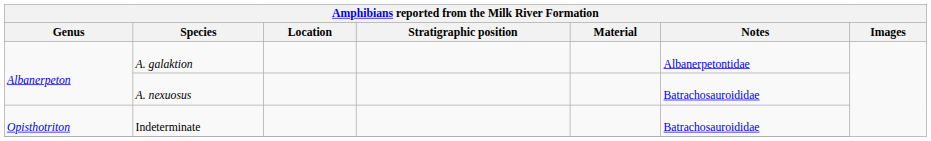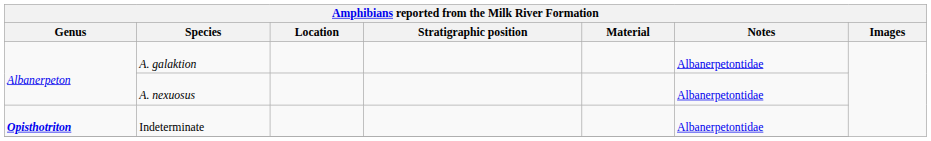(712, 95) Batrachosauroididae -> (720, 95) Albanerpetontidae
(39, 127) normal -> (39, 127) bold
(712, 127) Batrachosauroididae -> (720, 127) Albanerpetontidae
